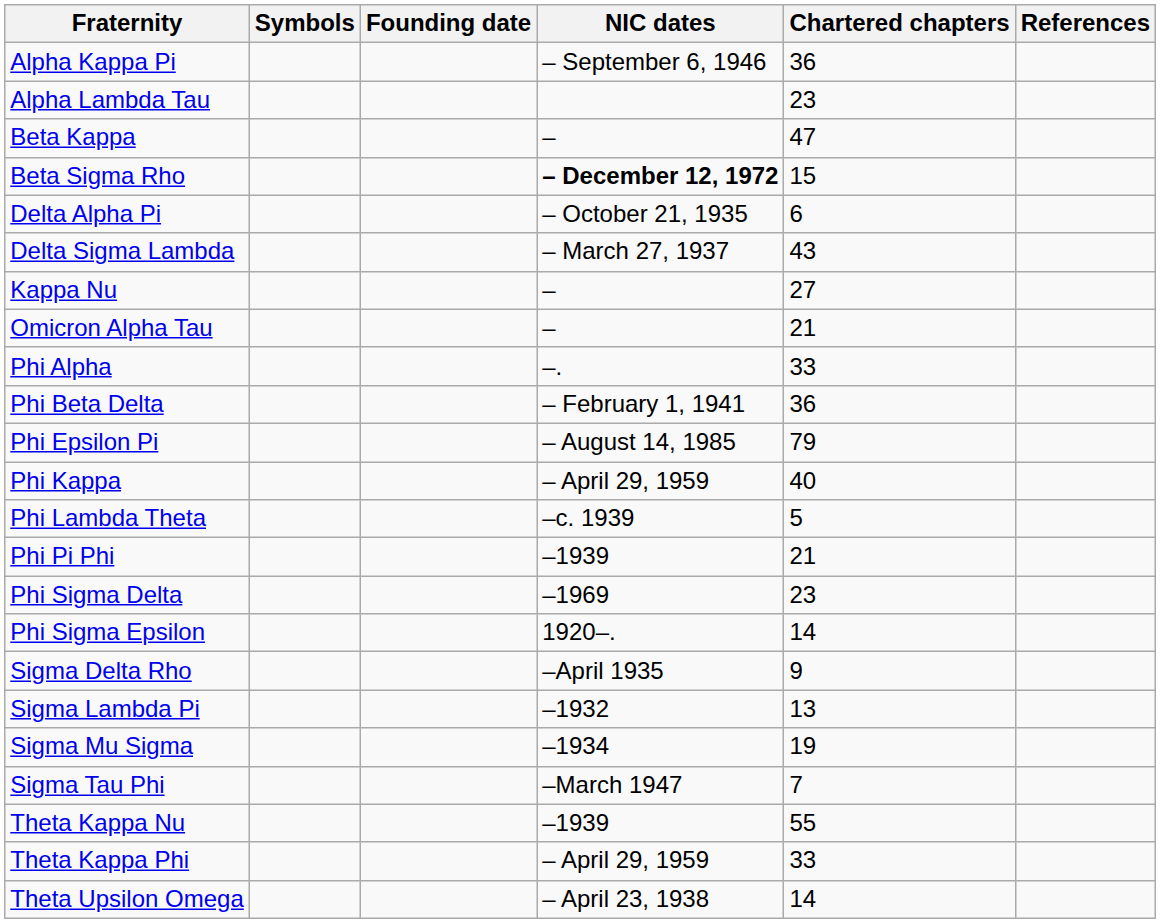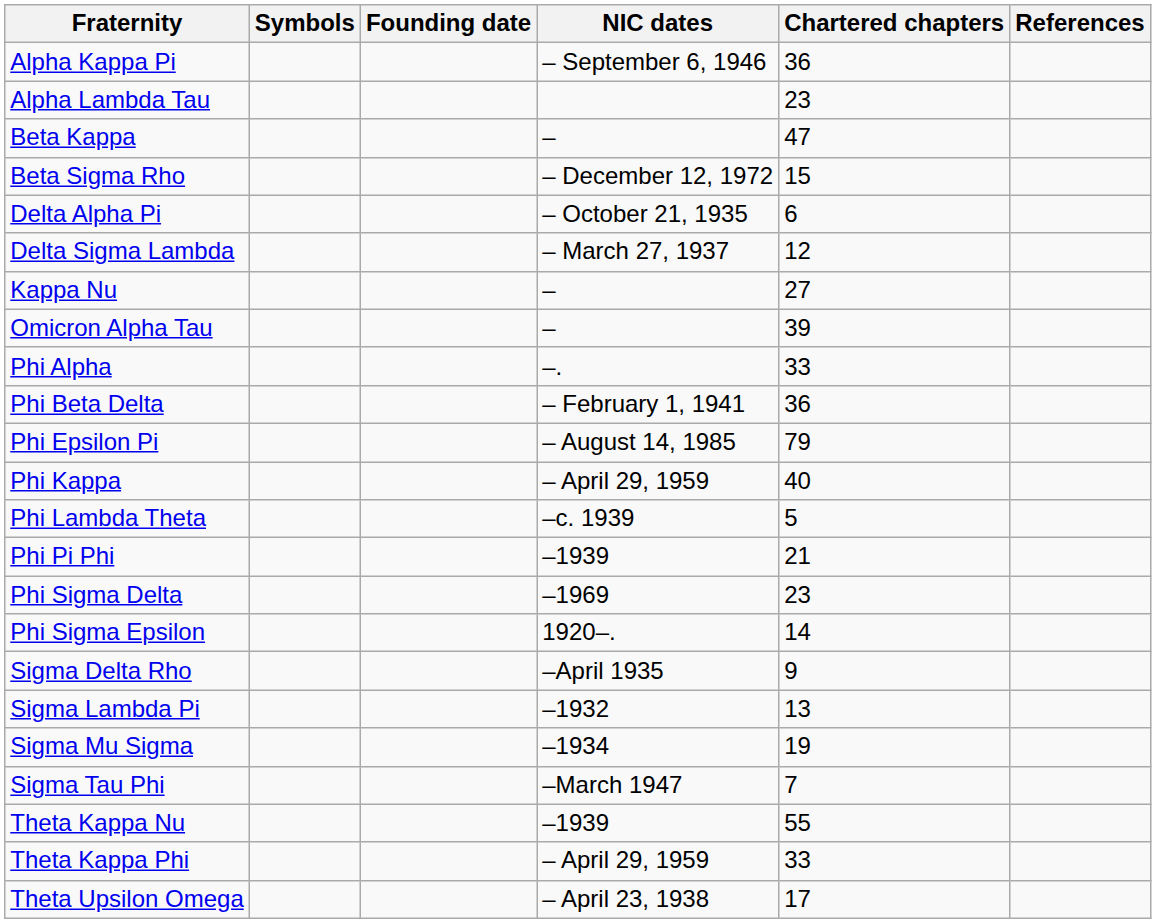(660, 175) bold -> (658, 175) normal
(803, 251) 43 -> (797, 251) 12
(803, 328) 21 -> (797, 328) 39
(803, 898) 14 -> (797, 898) 17
